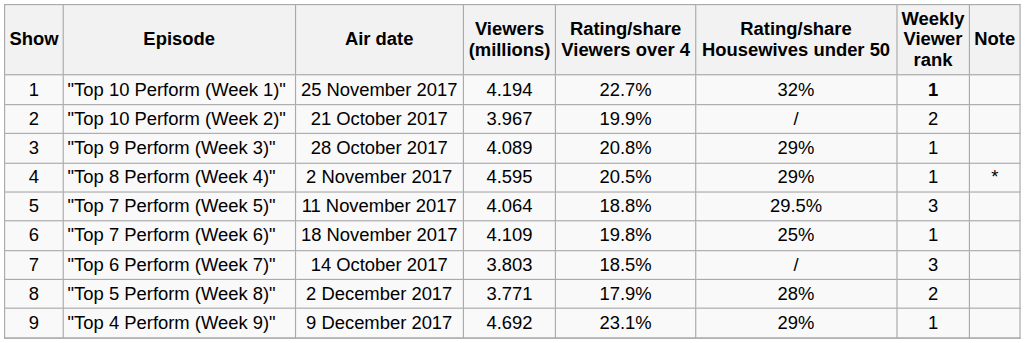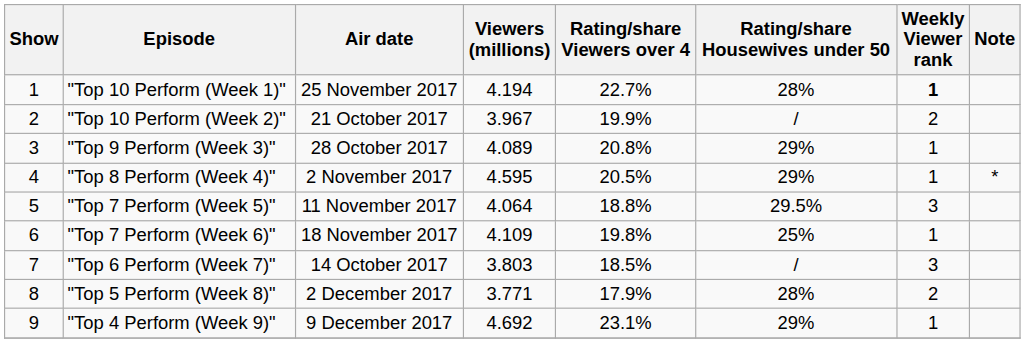(796, 89) 32% -> (796, 89) 28%
